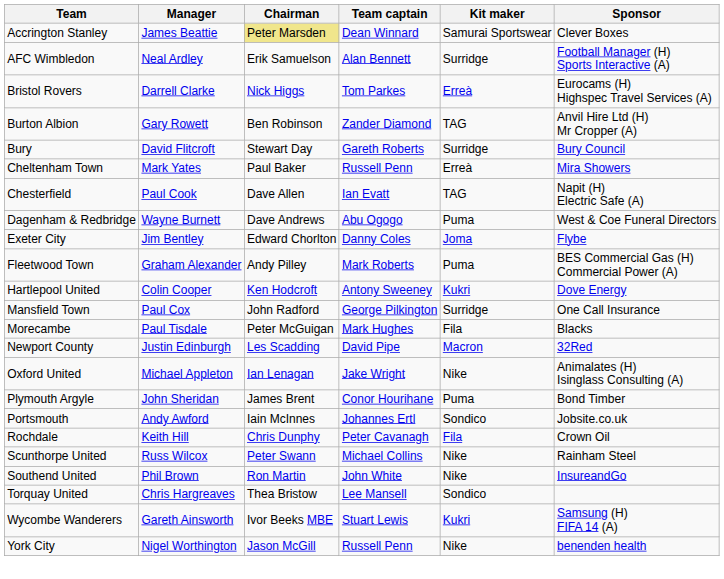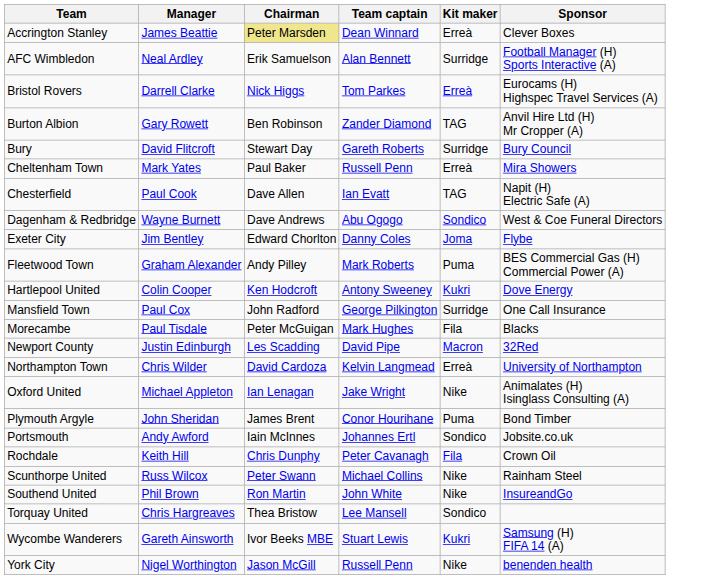(497, 33) Samurai Sportswear -> (458, 33) Erreà
(459, 220) Puma -> (465, 220) Sondico
+ row: (57, 366)
